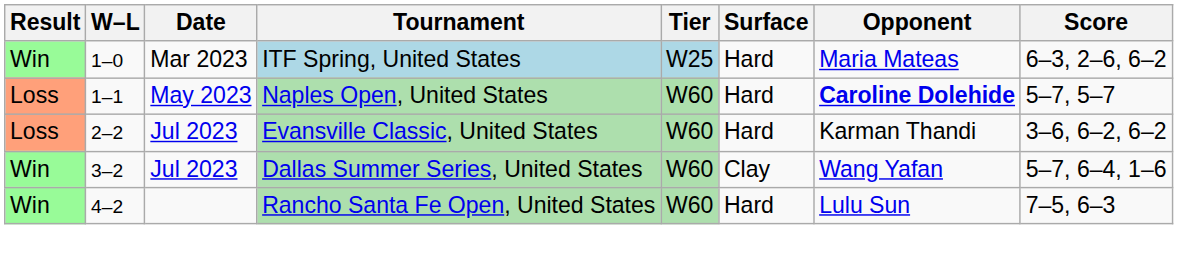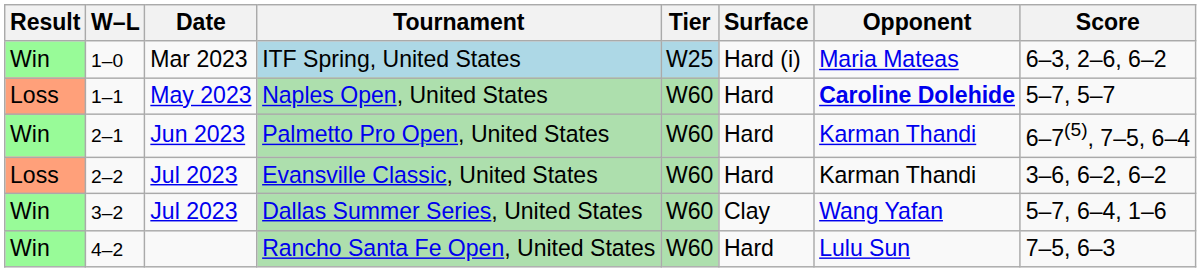(749, 59) Hard -> (762, 59) Hard (i)
+ row: (436, 135)
